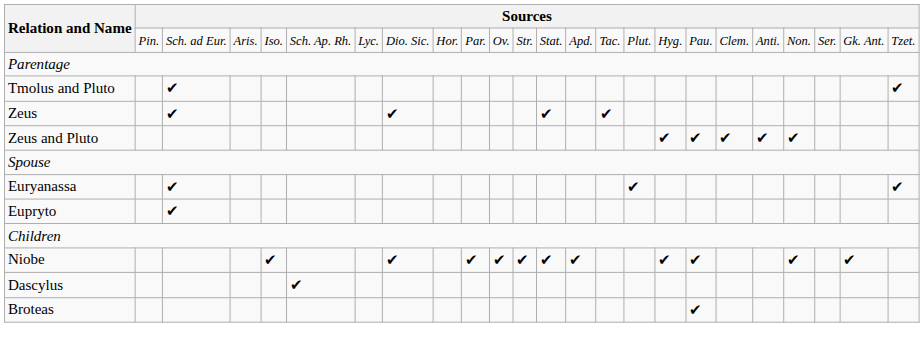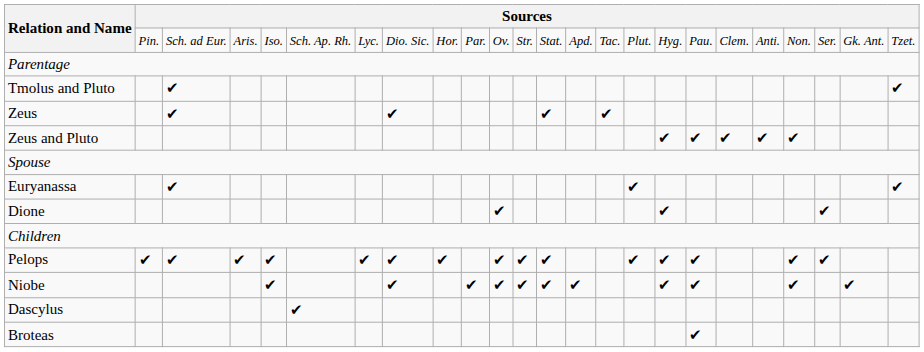+ row: (26, 211)
- row: (32, 211)
+ row: (28, 260)
